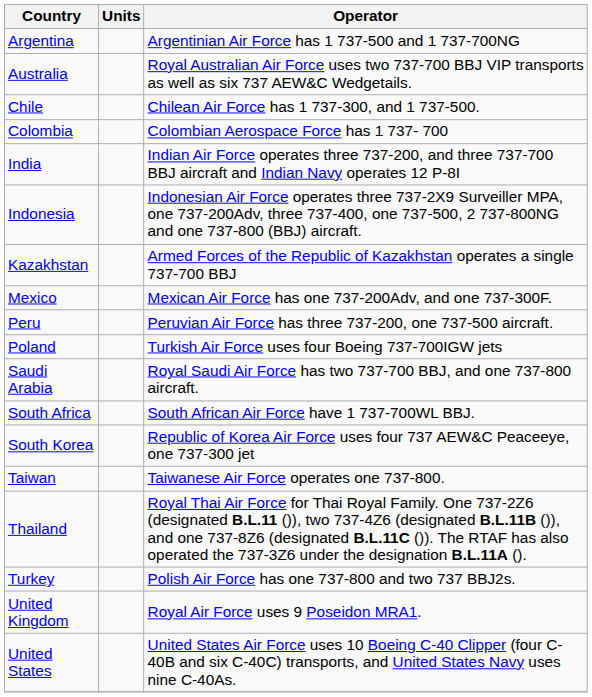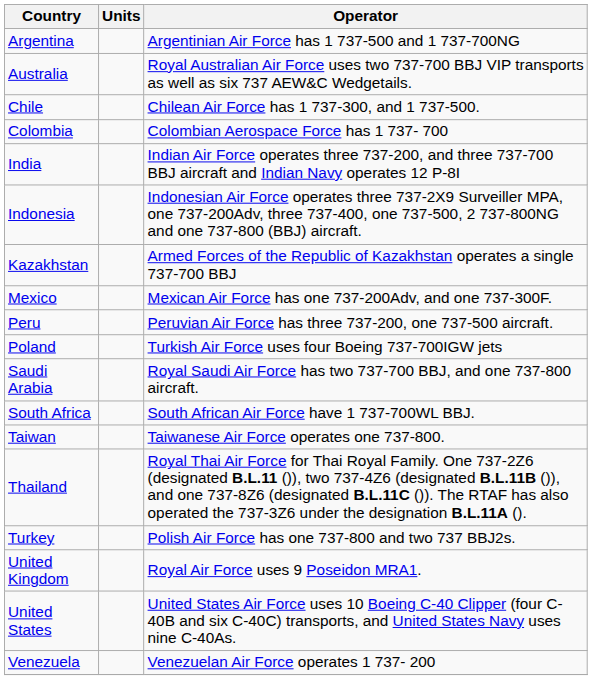- row: (51, 445)
+ row: (44, 662)
